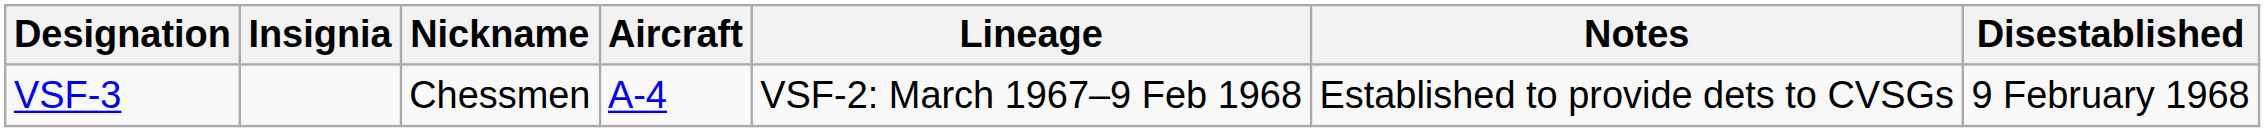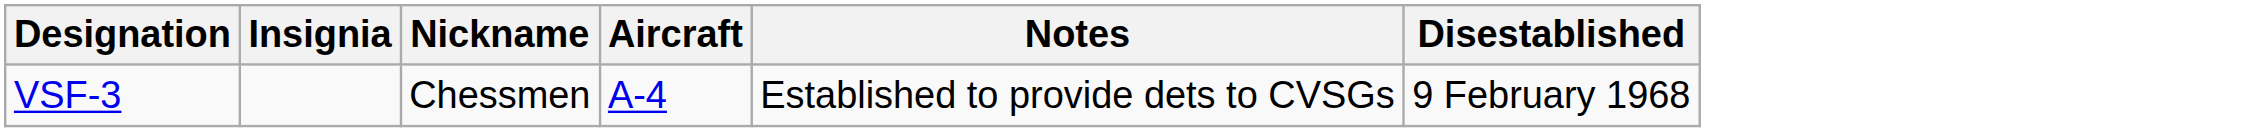- column: (1031, 34)
